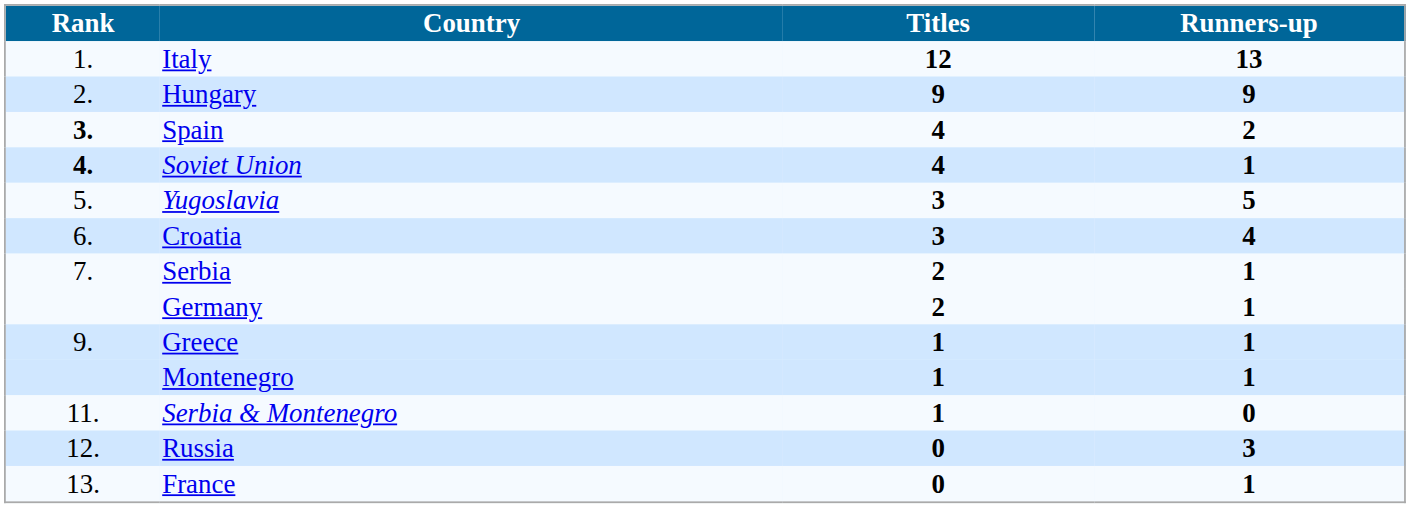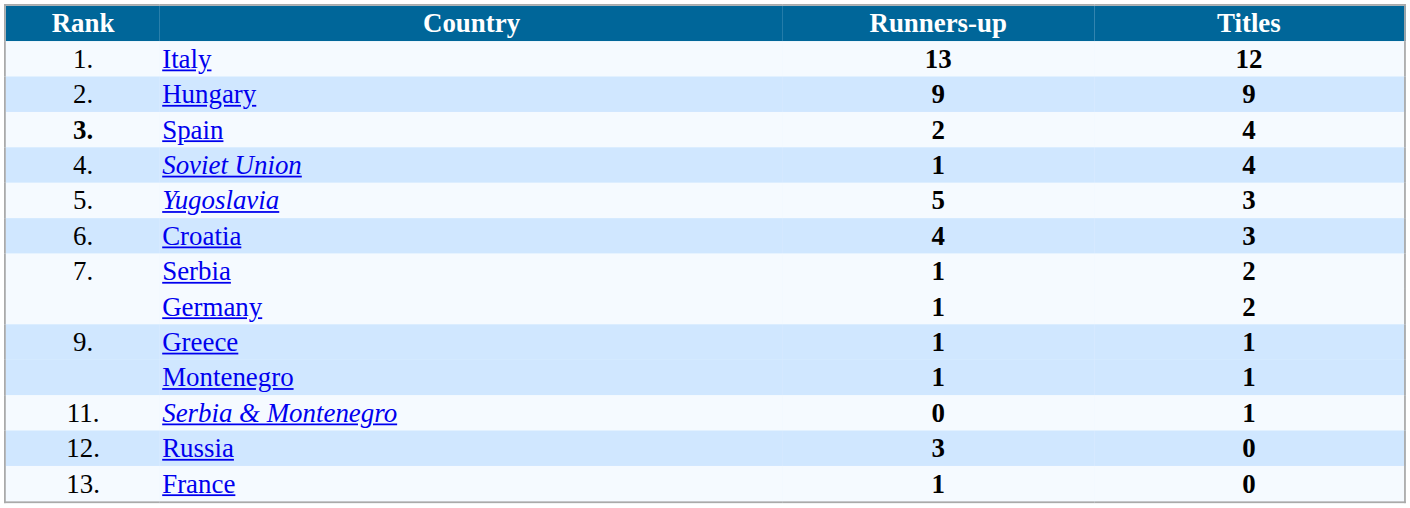columns swapped: (938, 23) <-> (1249, 23)
(83, 164) bold -> (83, 164) normal
